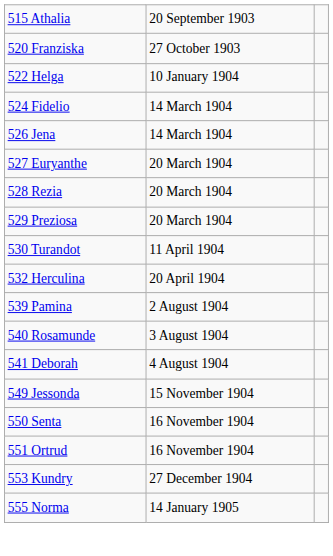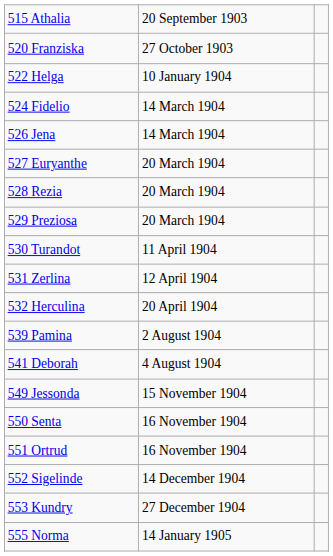+ row: (39, 278)
- row: (51, 335)
+ row: (45, 478)
